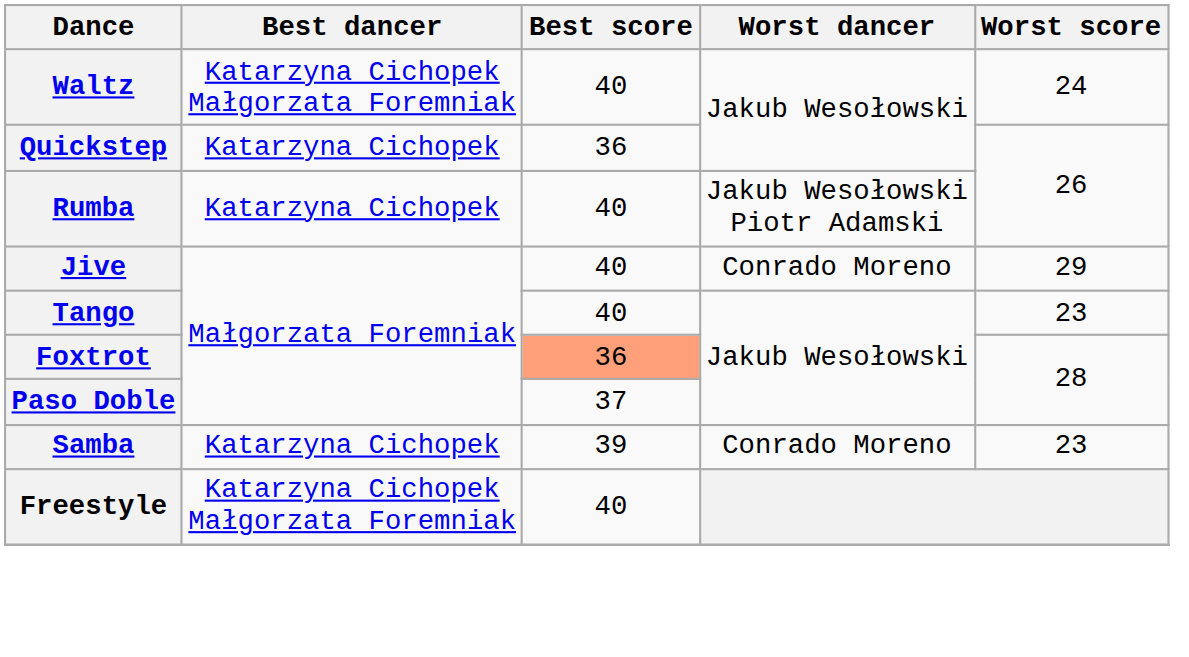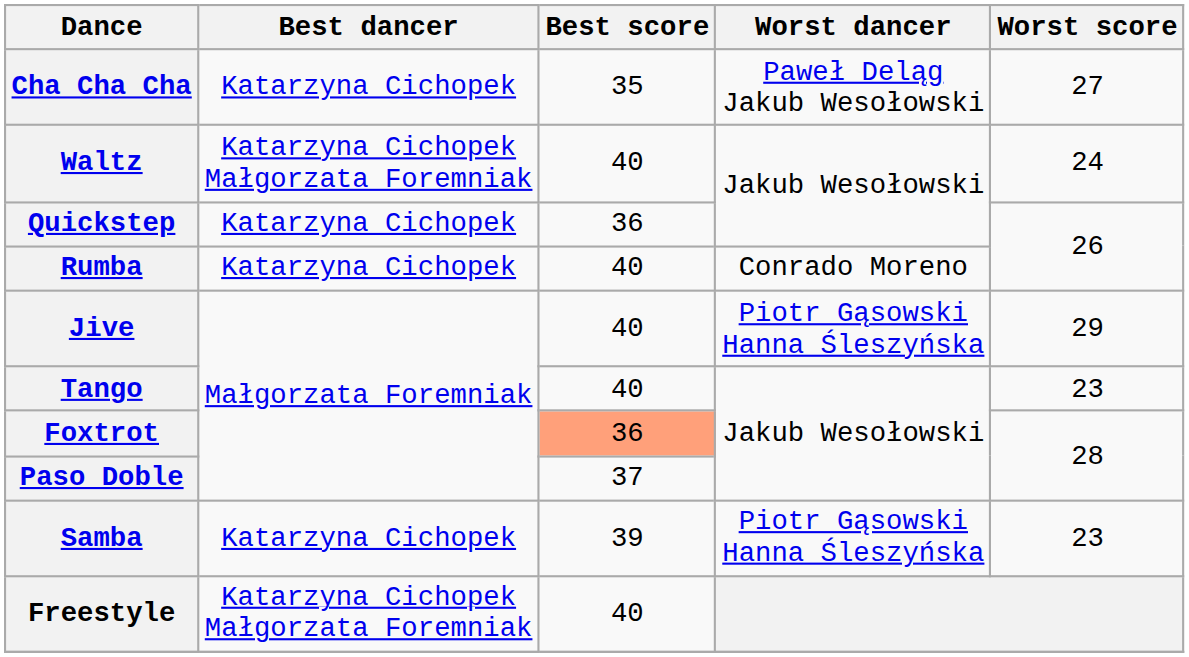+ row: (102, 88)
(837, 208) Jakub Wesołowski Piotr Adamski -> (853, 268) Conrado Moreno
(837, 268) Conrado Moreno -> (853, 329) Piotr Gąsowski Hanna Śleszyńska
(837, 446) Conrado Moreno -> (853, 538) Piotr Gąsowski Hanna Śleszyńska
